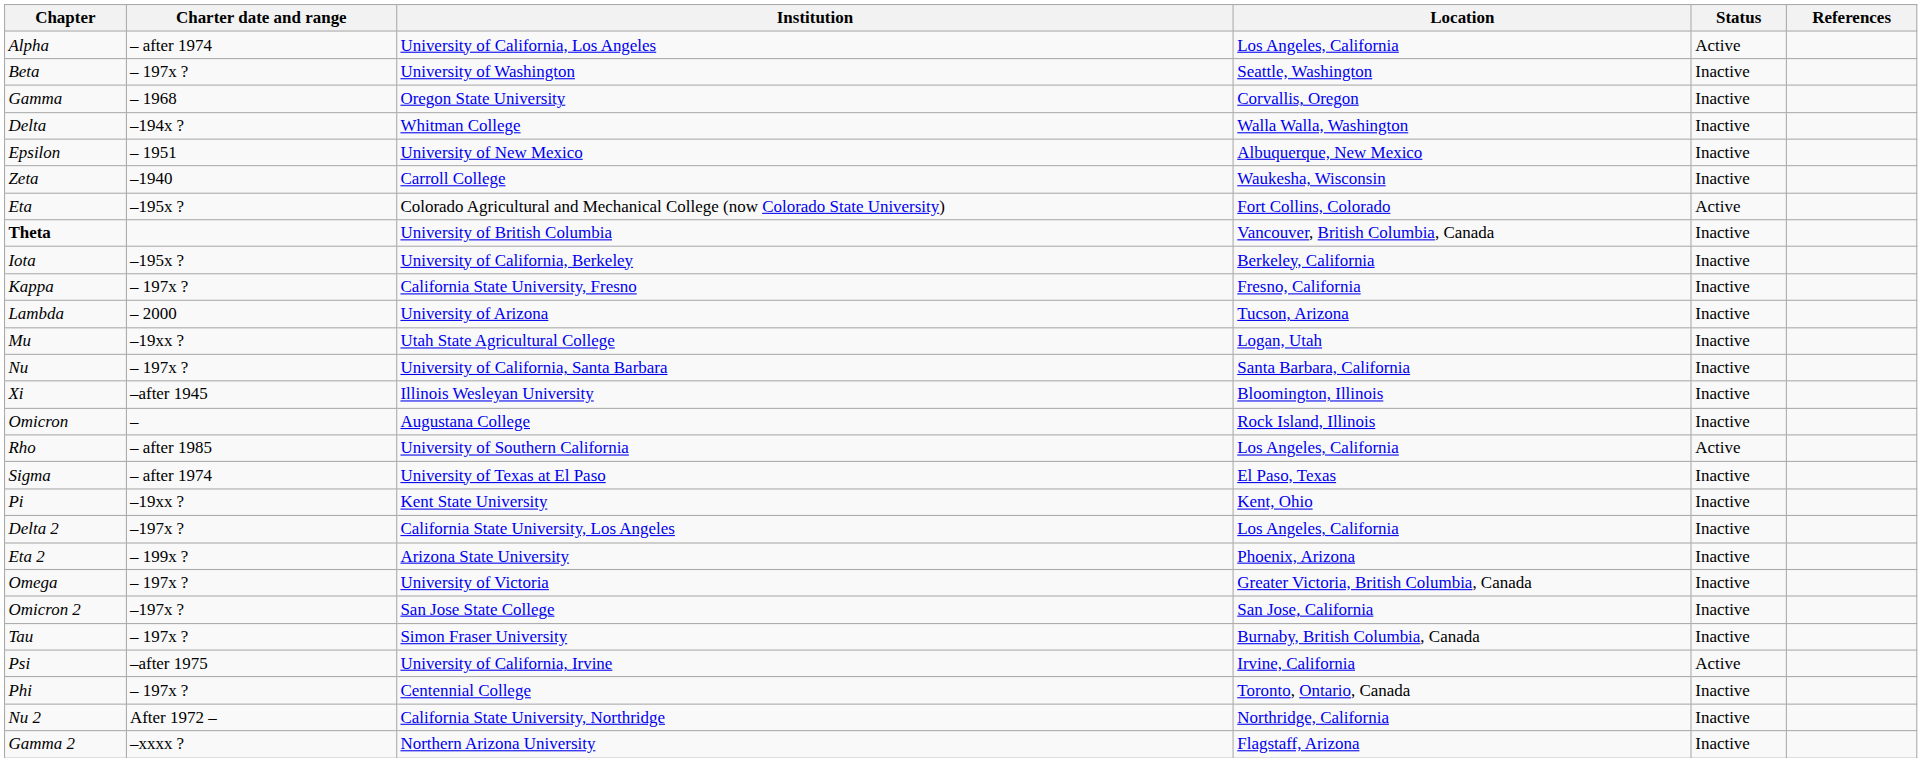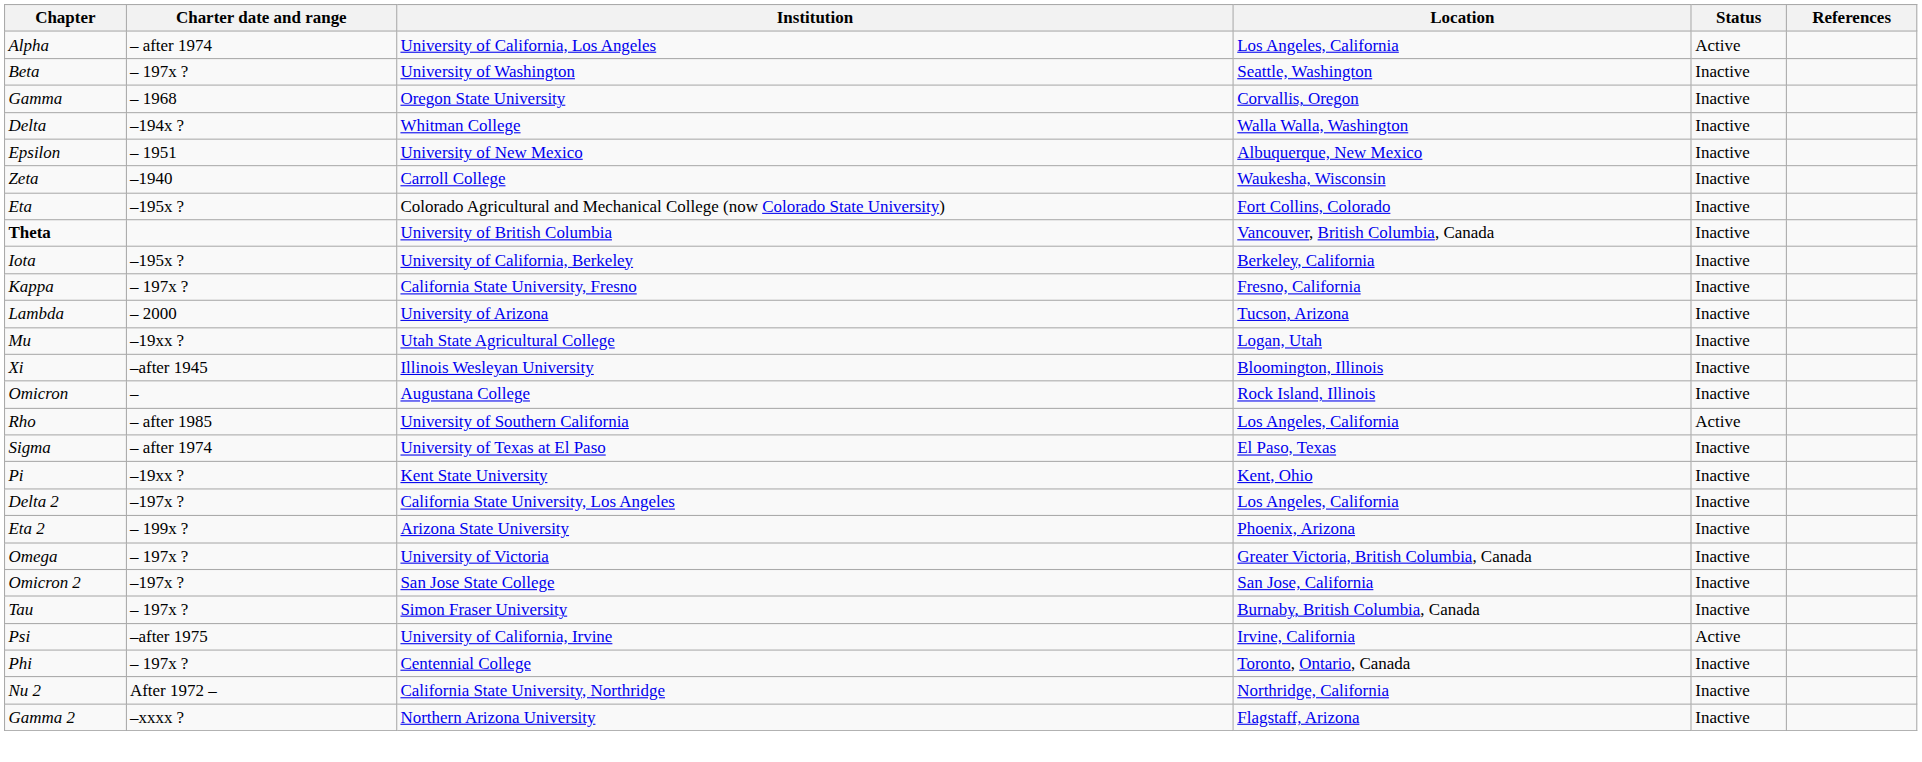(1718, 206) Active -> (1723, 206) Inactive
- row: (18, 367)
